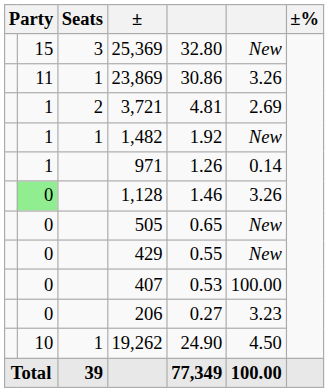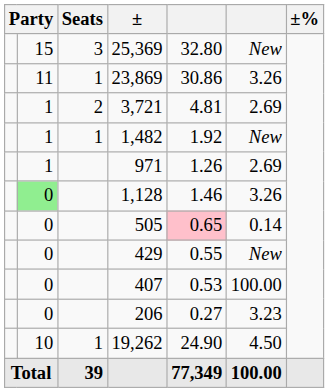(266, 166) 0.14 -> (266, 166) 2.69
(206, 225) no background -> (206, 225) pink background
(265, 225) New -> (266, 225) 0.14
